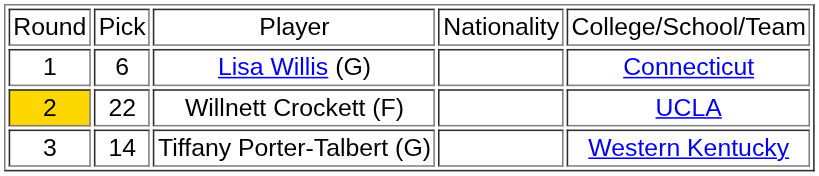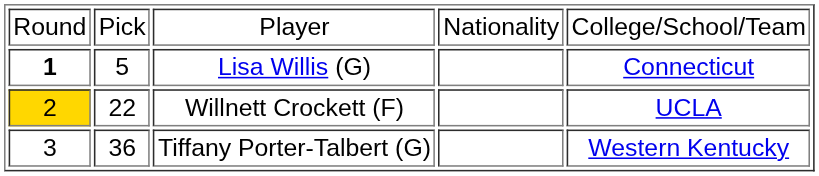(50, 67) normal -> (50, 67) bold
(122, 67) 6 -> (122, 67) 5
(122, 147) 14 -> (122, 147) 36
